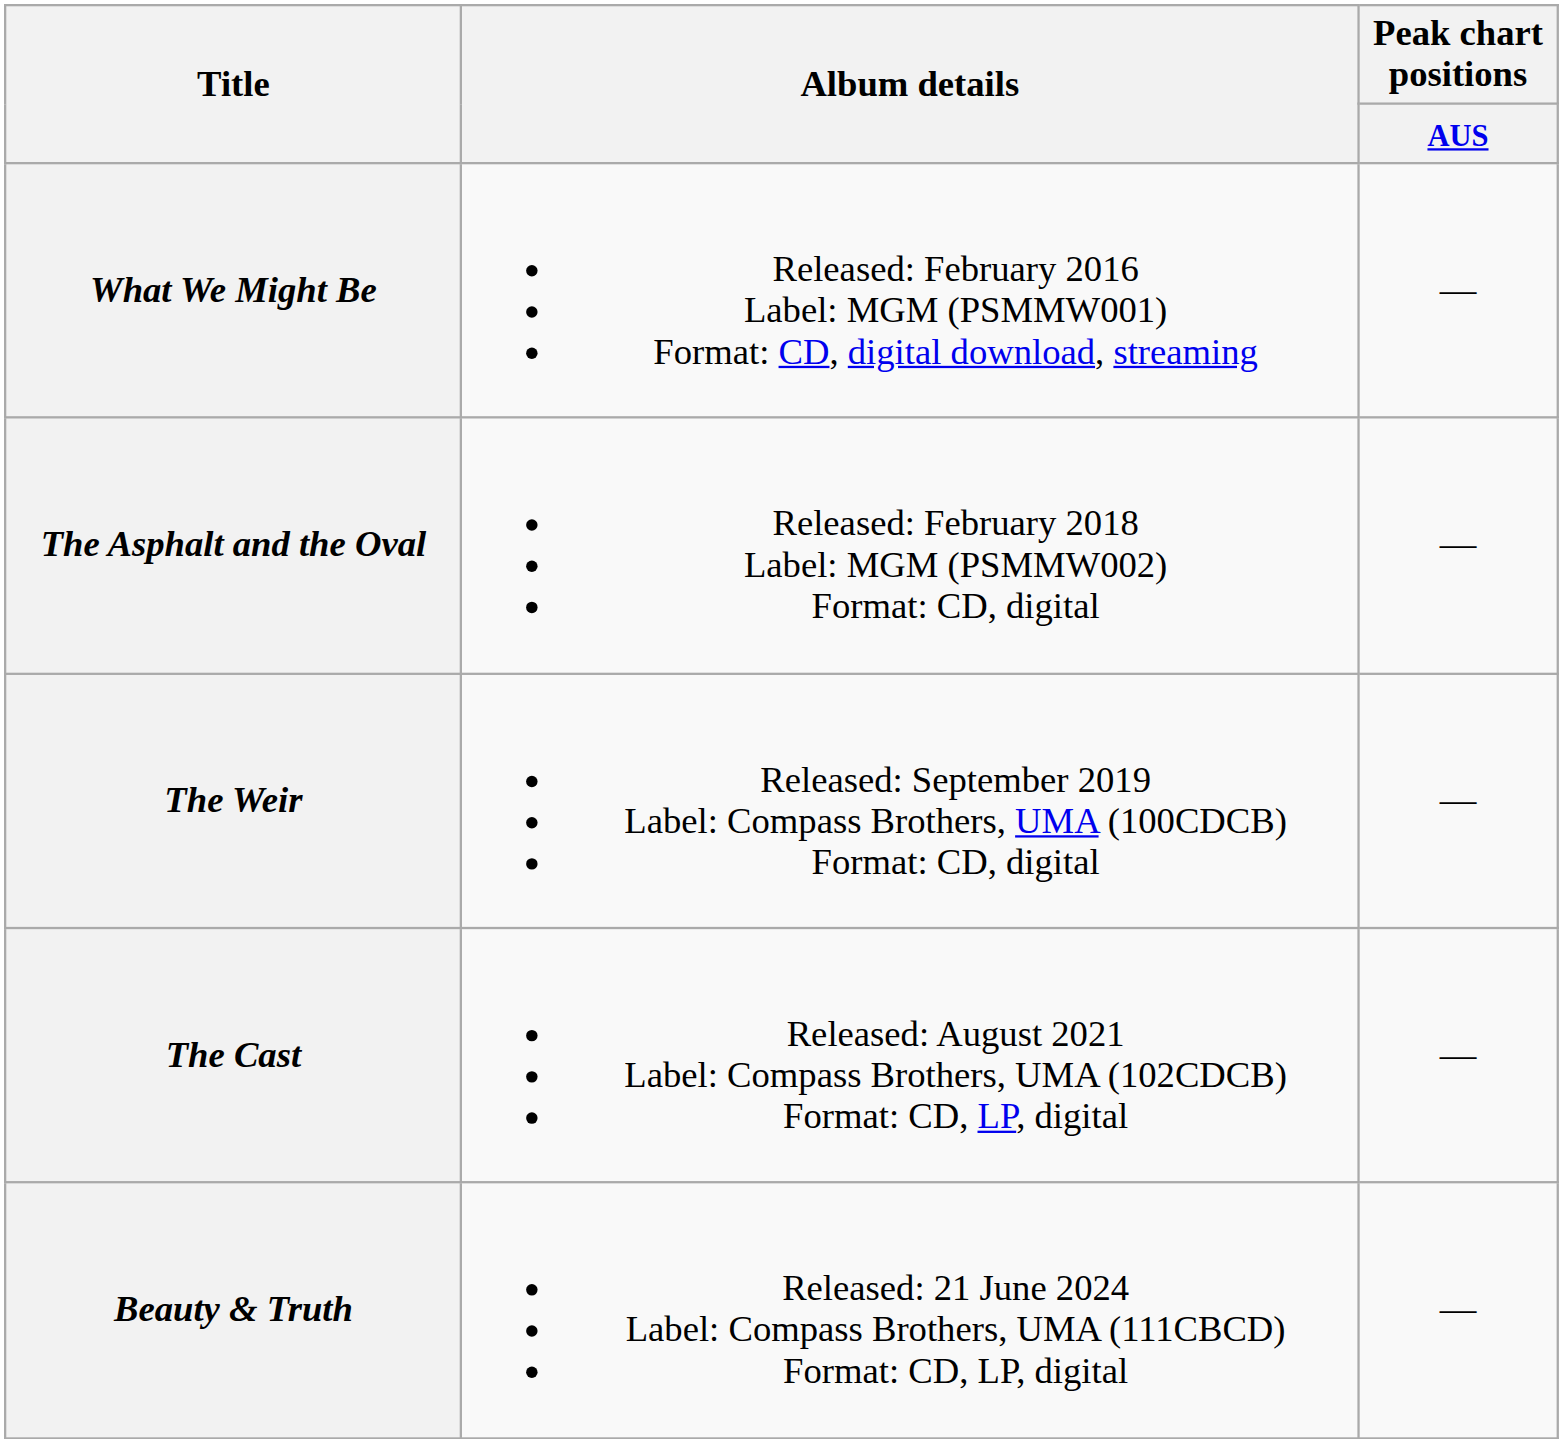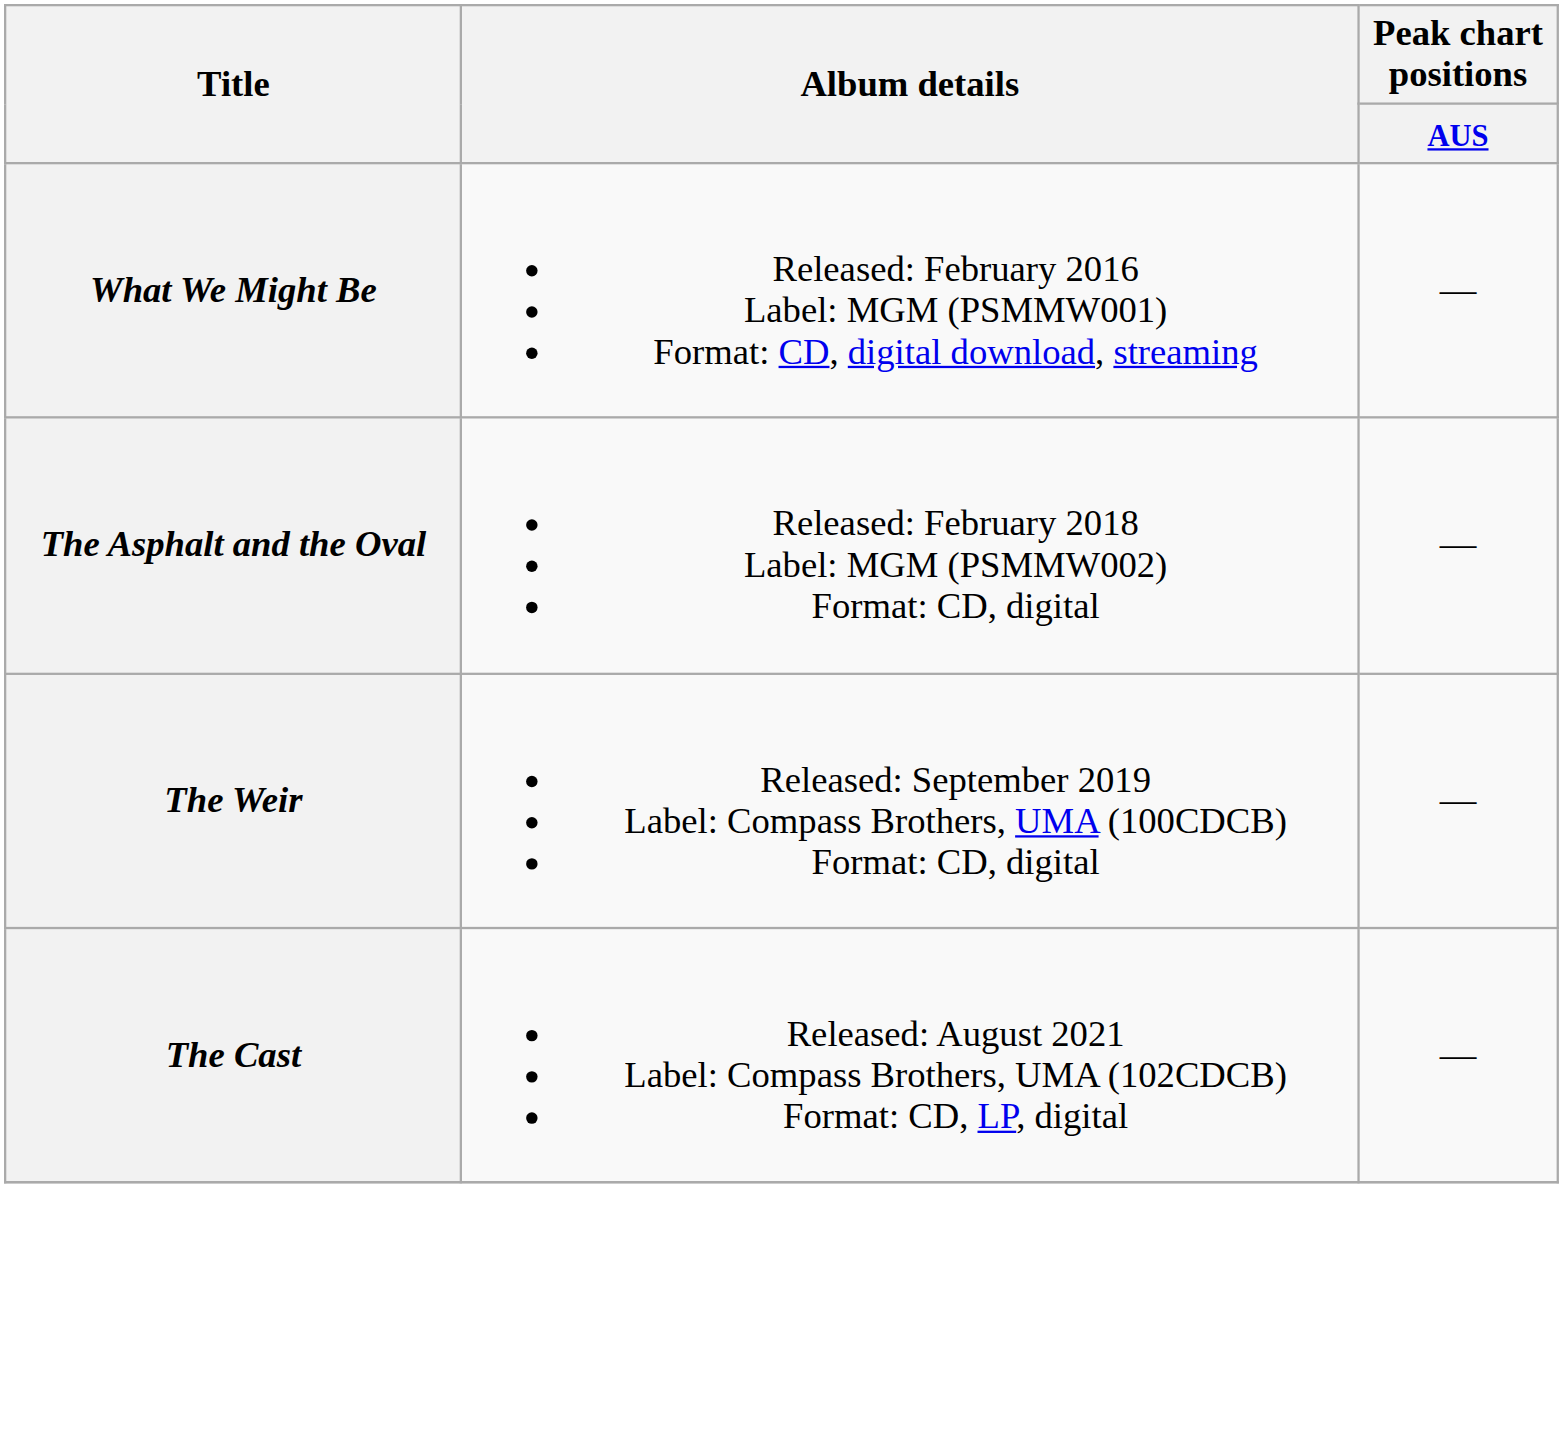- row: (233, 1309)
